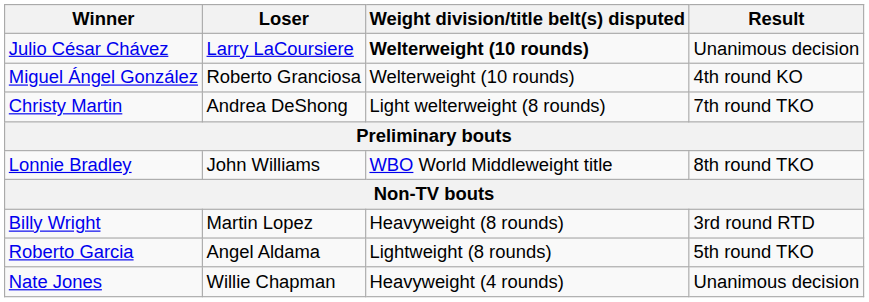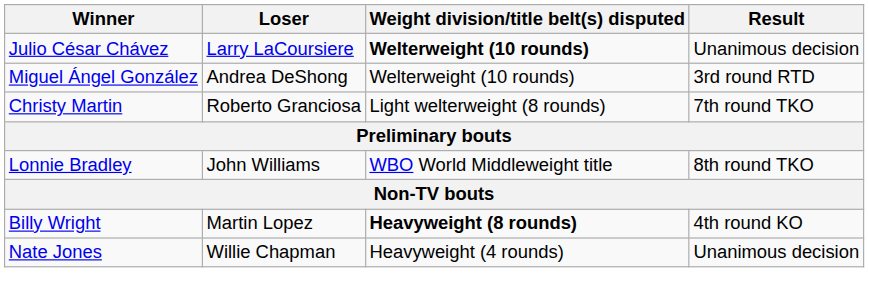(284, 77) Roberto Granciosa -> (277, 77) Andrea DeShong
(748, 77) 4th round KO -> (754, 77) 3rd round RTD
(277, 106) Andrea DeShong -> (284, 106) Roberto Granciosa
(467, 223) normal -> (473, 223) bold
(754, 223) 3rd round RTD -> (748, 223) 4th round KO
- row: (71, 252)
